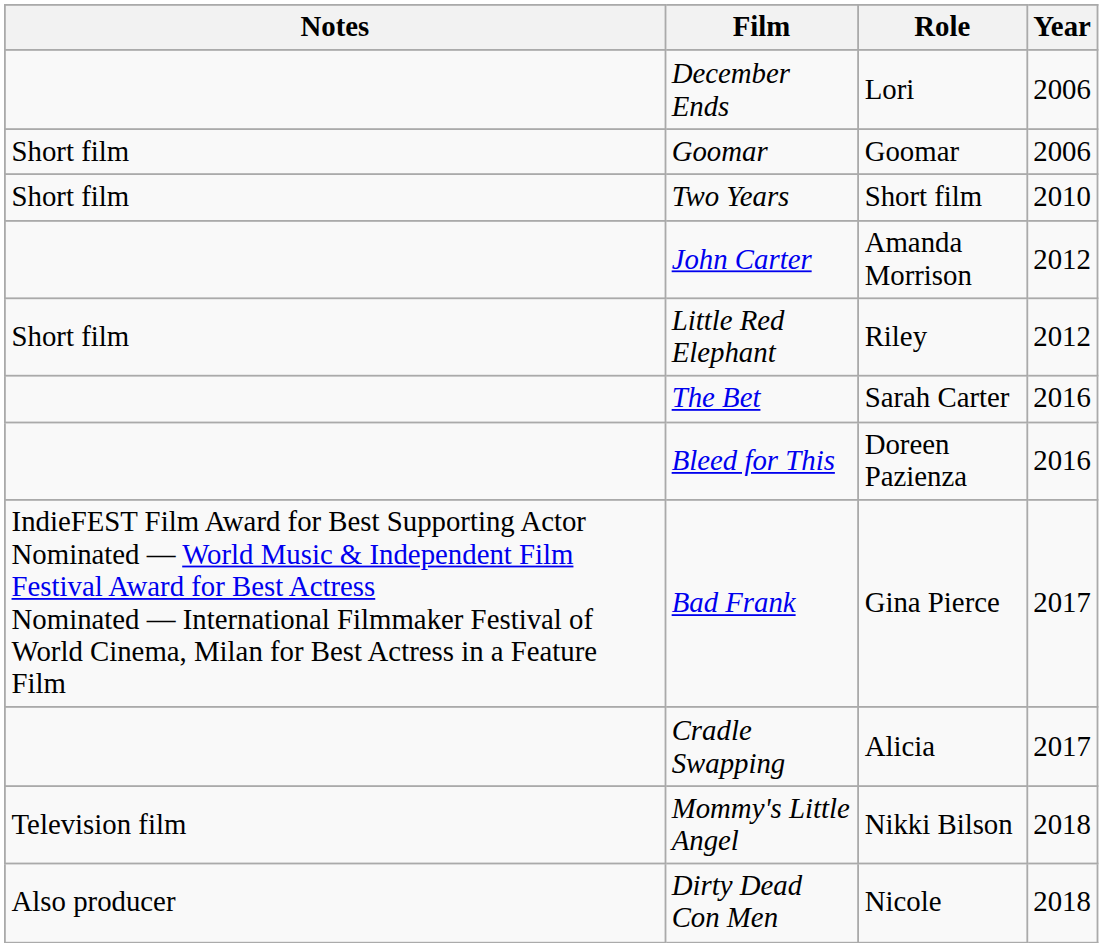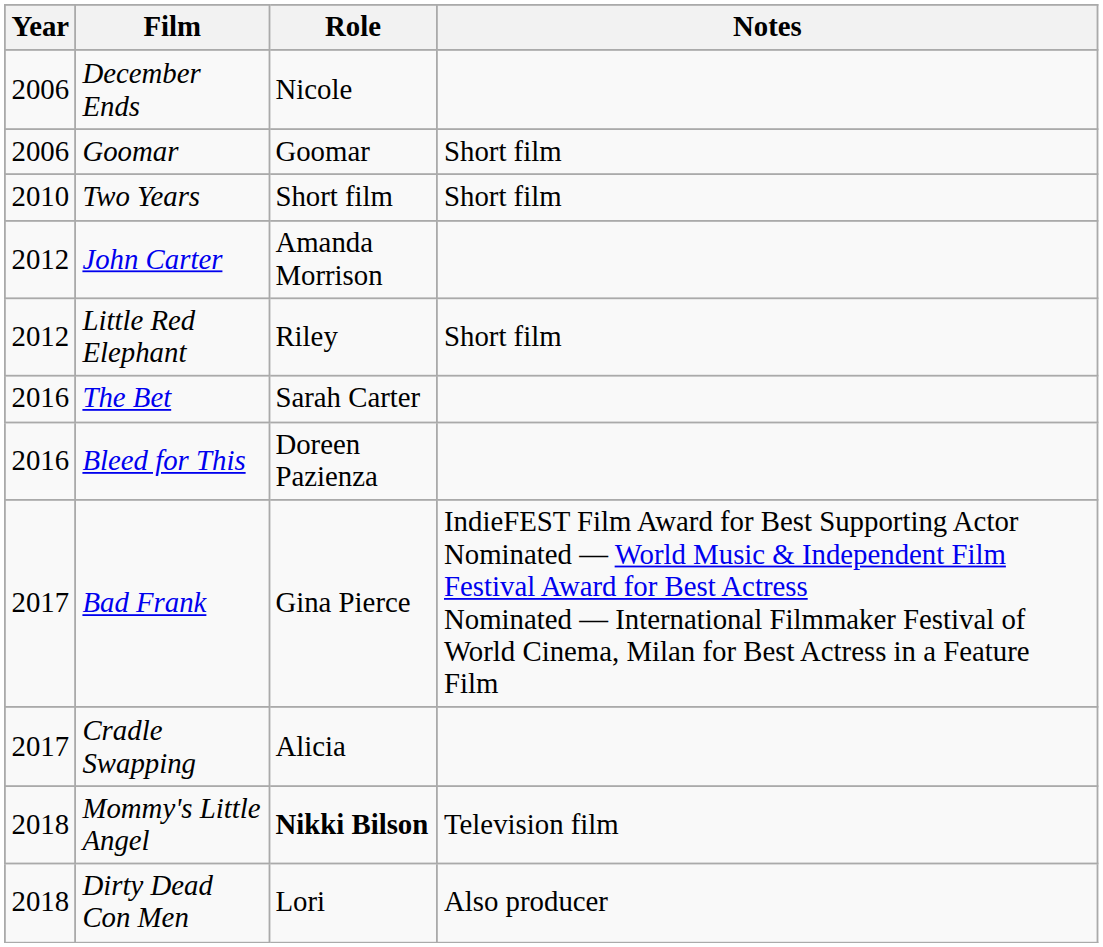columns swapped: (1062, 27) <-> (335, 27)
(889, 89) Lori -> (314, 89) Nicole
(939, 824) normal -> (352, 824) bold
(903, 902) Nicole -> (300, 902) Lori
